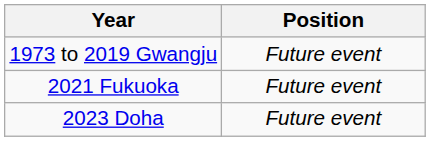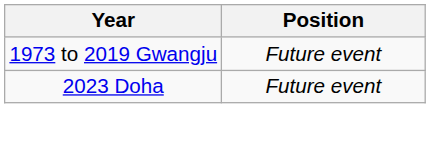- row: (113, 86)
